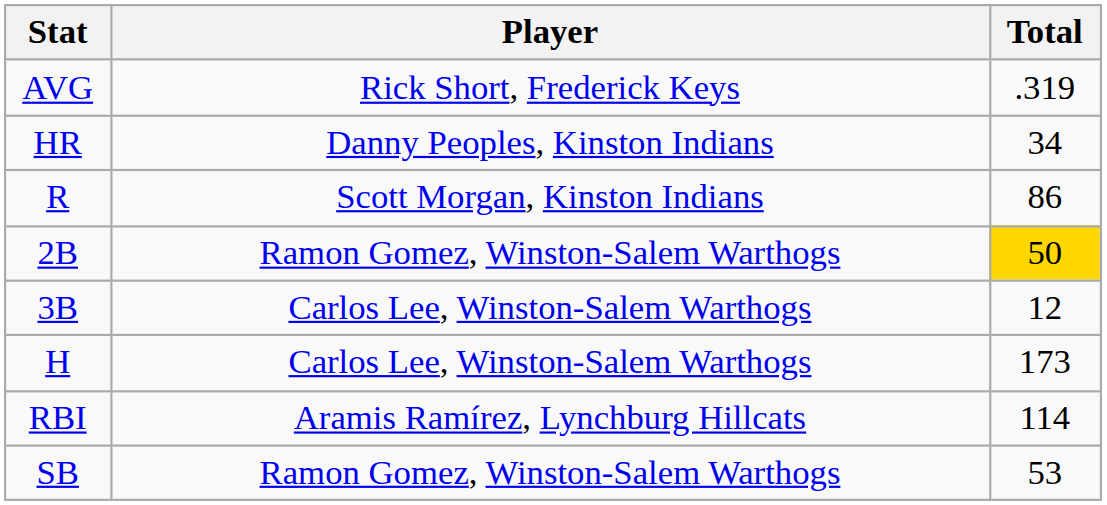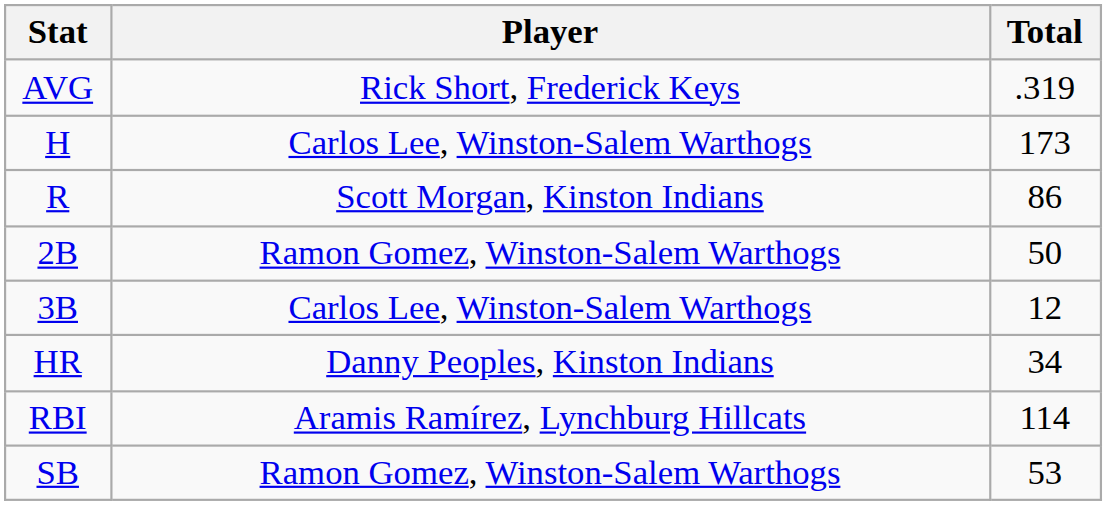rows swapped: (58, 362) <-> (58, 142)
(1045, 252) gold background -> (1045, 252) no background
